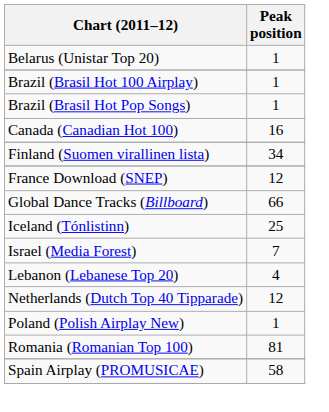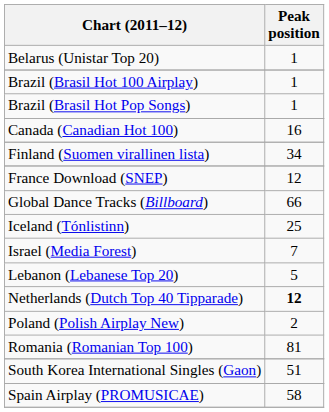(276, 274) 4 -> (294, 274) 5
(276, 298) normal -> (294, 298) bold
(276, 322) 1 -> (294, 322) 2
+ row: (135, 371)
